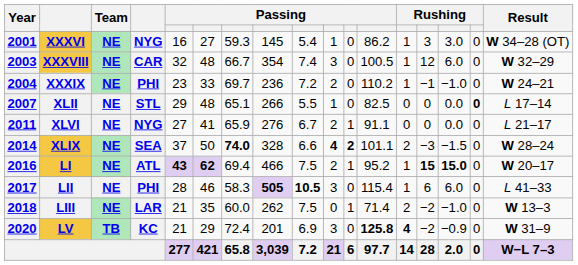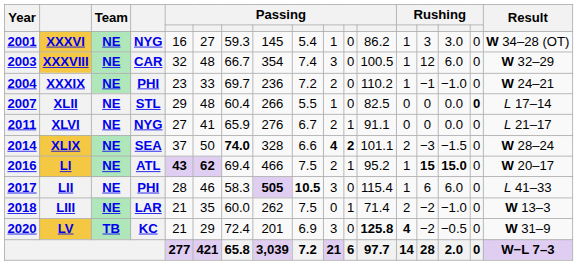(237, 104) 65.1 -> (237, 104) 60.4
(454, 229) −0.9 -> (454, 229) −0.5
